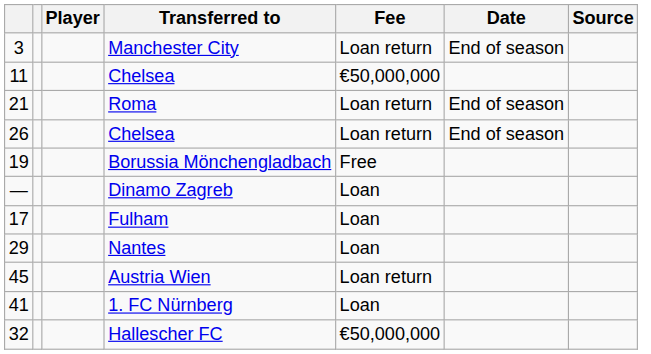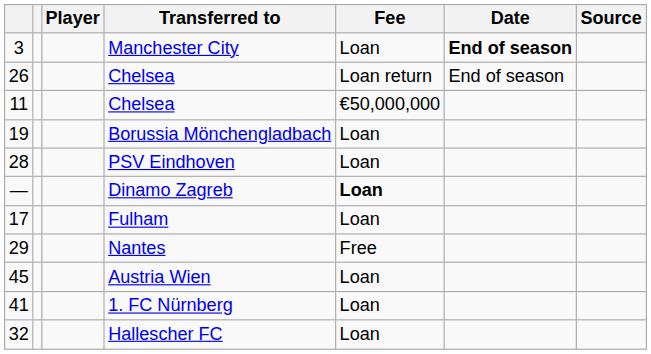(386, 47) Loan return -> (360, 47) Loan
(506, 47) normal -> (510, 47) bold
rows swapped: (19, 76) <-> (19, 133)
- row: (19, 104)
(358, 162) Free -> (360, 133) Loan
+ row: (19, 162)
(360, 190) normal -> (361, 190) bold
(360, 248) Loan -> (358, 248) Free
(386, 276) Loan return -> (360, 276) Loan
(390, 334) €50,000,000 -> (360, 334) Loan
